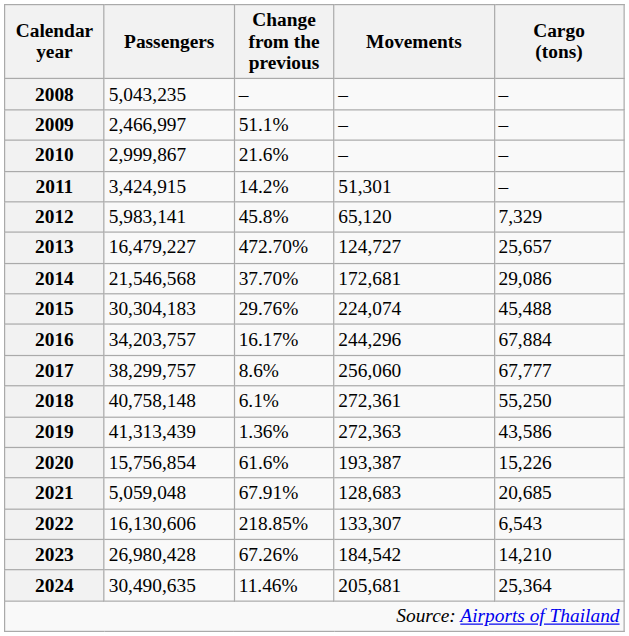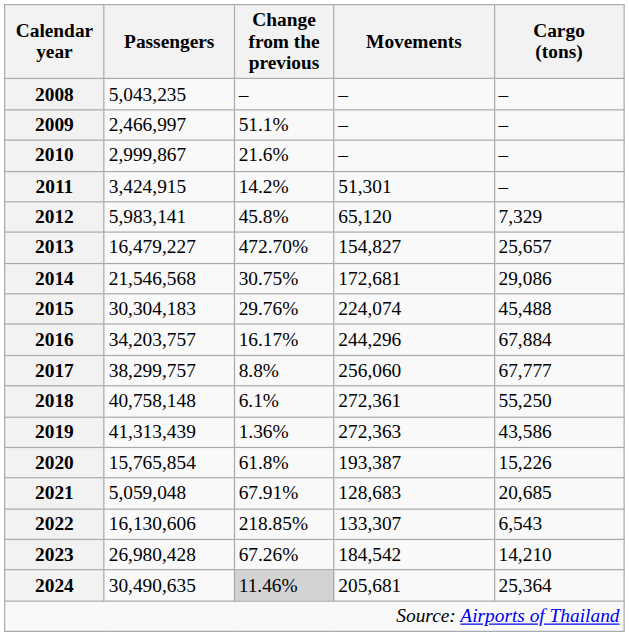(370, 247) 124,727 -> (370, 247) 154,827
(269, 278) 37.70% -> (269, 278) 30.75%
(259, 370) 8.6% -> (259, 370) 8.8%
(152, 462) 15,756,854 -> (152, 462) 15,765,854
(264, 462) 61.6% -> (264, 462) 61.8%
(268, 585) no background -> (268, 585) lightgrey background
